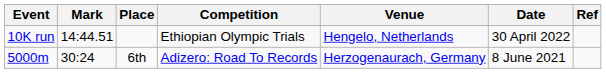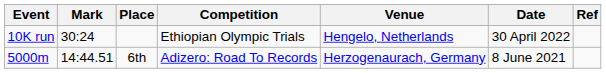(87, 36) 14:44.51 -> (78, 36) 30:24
(78, 57) 30:24 -> (87, 57) 14:44.51
